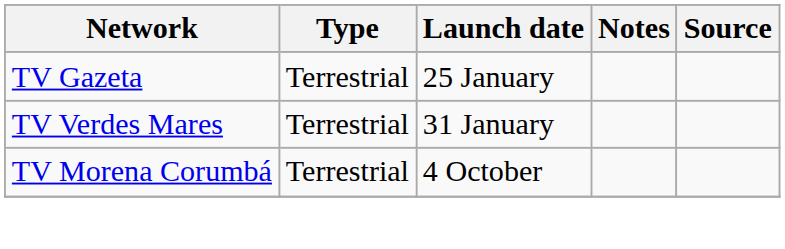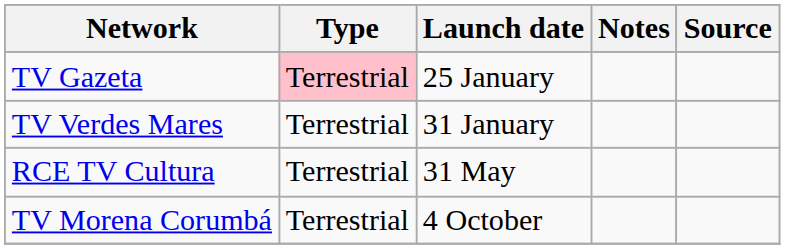(347, 76) no background -> (347, 76) pink background
+ row: (113, 171)
